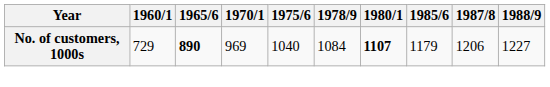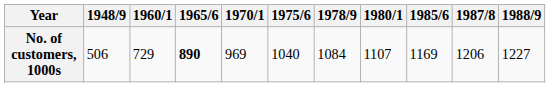+ column: (106, 15)
(377, 46) bold -> (377, 54) normal
(424, 46) 1179 -> (424, 54) 1169
